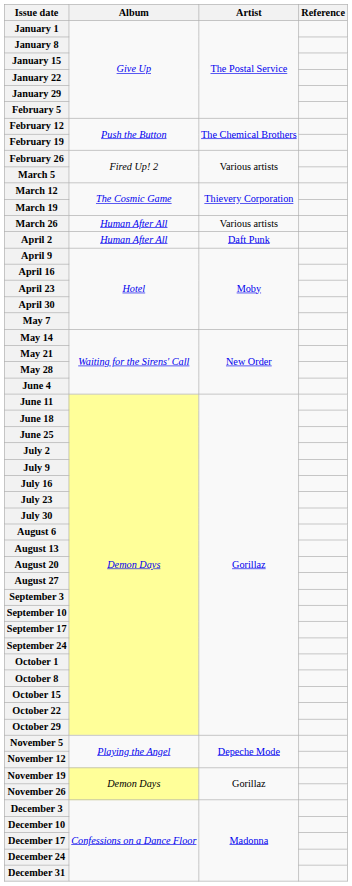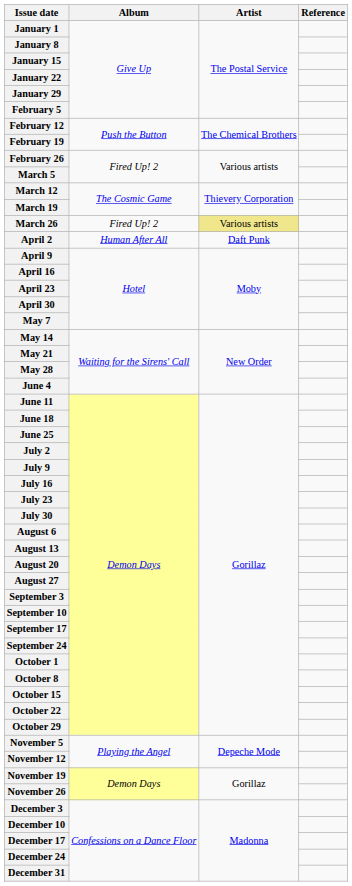(134, 223) Human After All -> (134, 223) Fired Up! 2
(249, 223) no background -> (249, 223) khaki background
